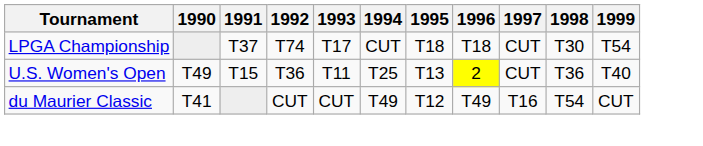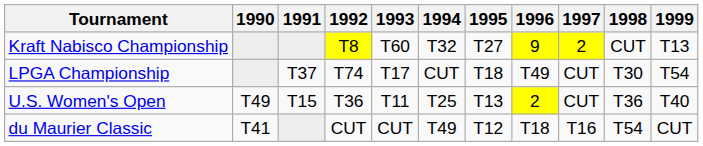+ row: (118, 46)
(476, 46) T18 -> (535, 73) T49
(476, 101) T49 -> (535, 128) T18
